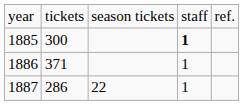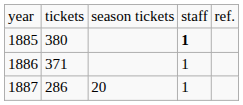(56, 40) 300 -> (56, 40) 380
(99, 87) 22 -> (99, 87) 20
